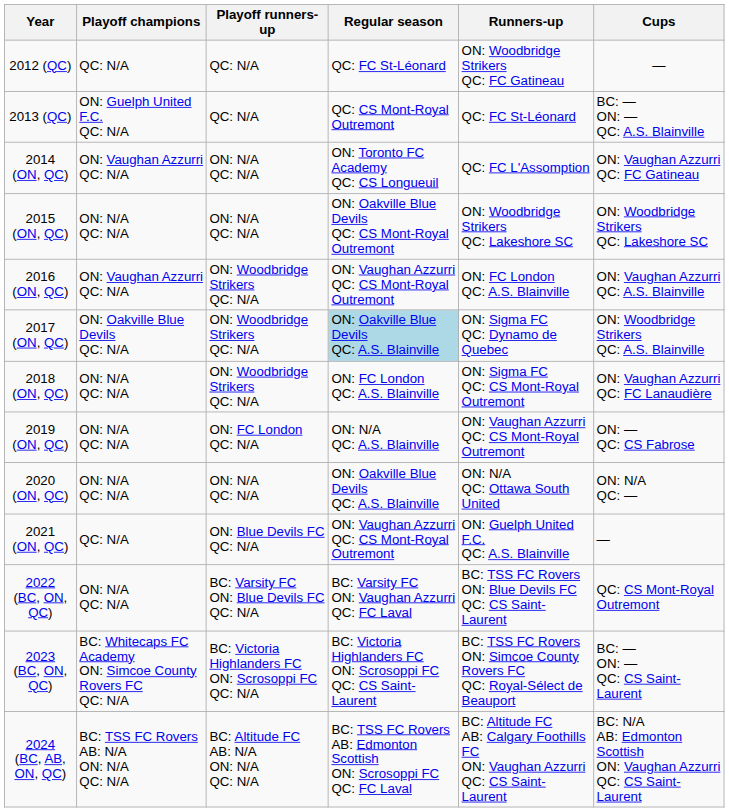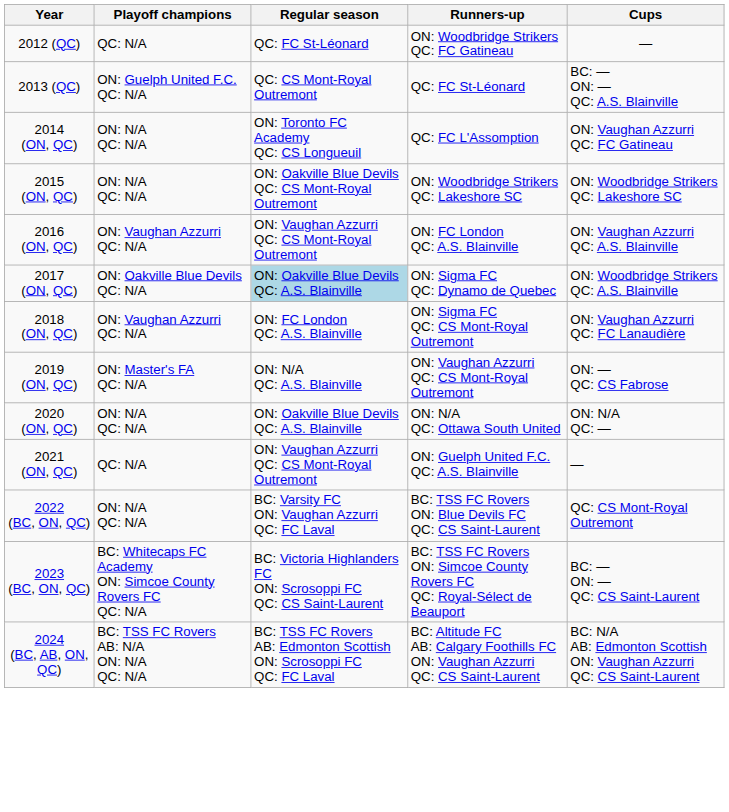- column: (267, 22)
(141, 167) ON: Vaughan Azzurri QC: N/A -> (122, 137) ON: N/A QC: N/A
(104, 386) ON: N/A QC: N/A -> (159, 326) ON: Vaughan Azzurri QC: N/A
(104, 437) ON: N/A QC: N/A -> (146, 377) ON: Master's FA QC: N/A
